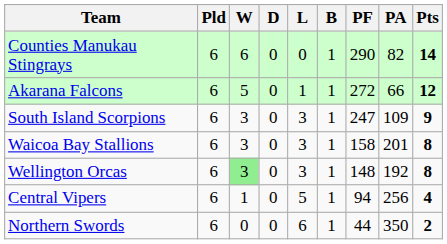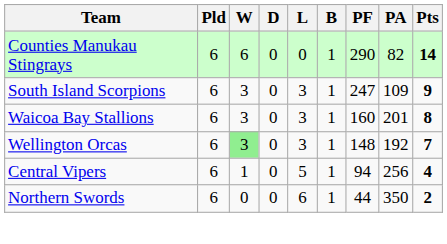- row: (65, 90)
(363, 144) 158 -> (363, 117) 160
(428, 171) 8 -> (428, 144) 7
